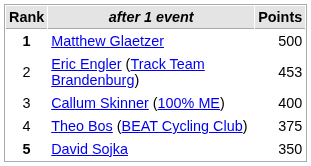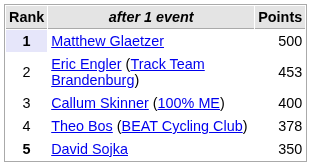(27, 41) no background -> (27, 41) lavender background
(290, 126) 375 -> (290, 126) 378
